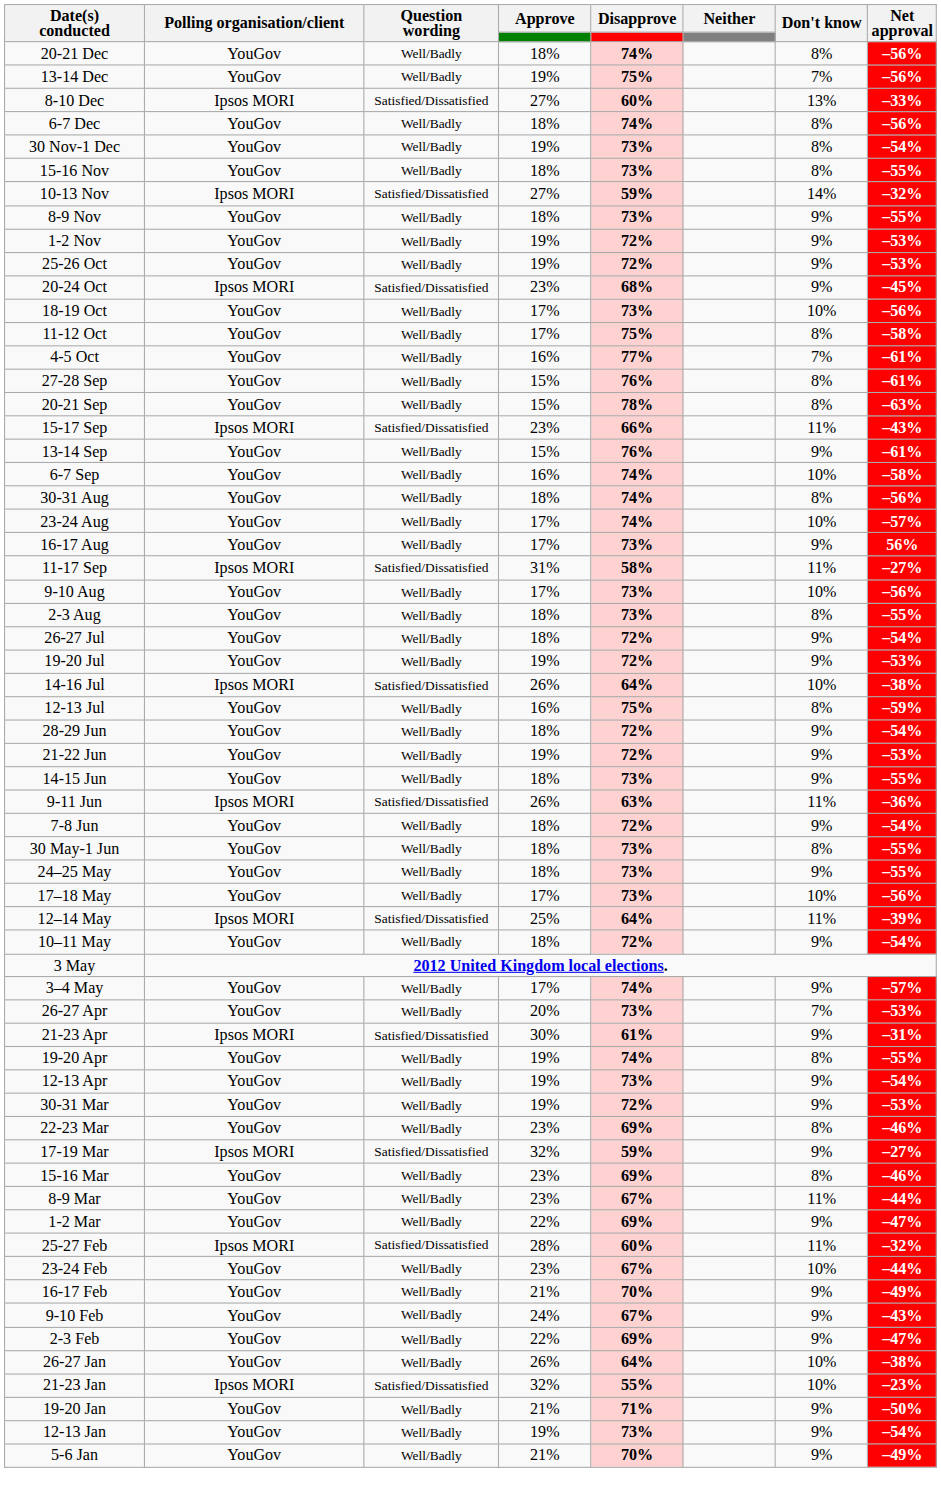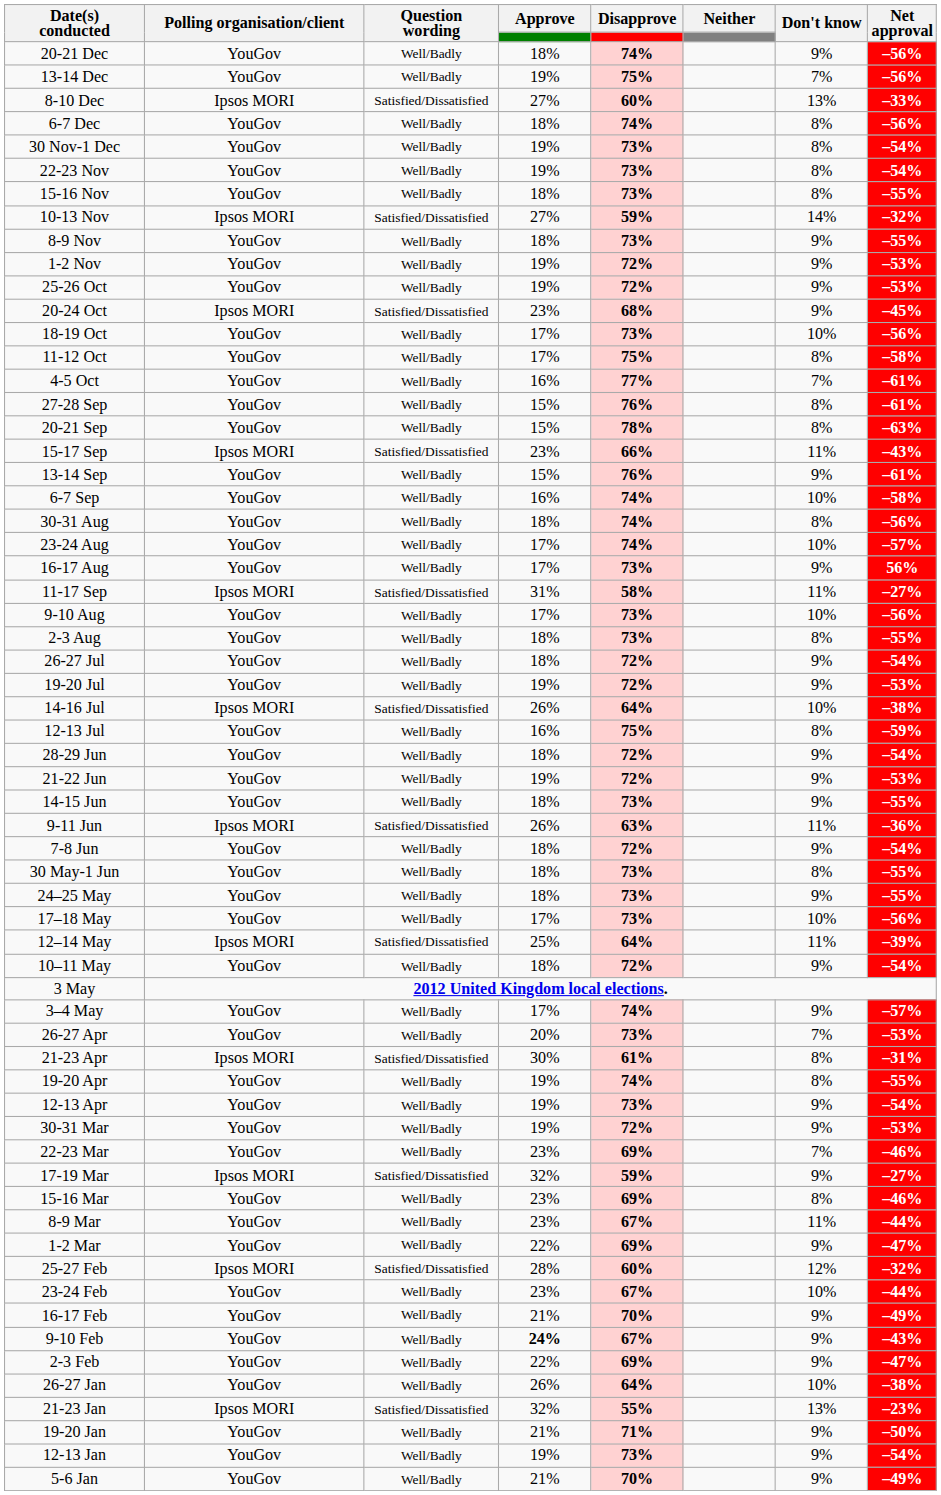(822, 53) 8% -> (822, 53) 9%
+ row: (75, 170)
(822, 1034) 9% -> (822, 1058) 8%
(822, 1128) 8% -> (822, 1151) 7%
(822, 1245) 11% -> (822, 1268) 12%
(545, 1315) normal -> (545, 1338) bold
(822, 1385) 10% -> (822, 1408) 13%
